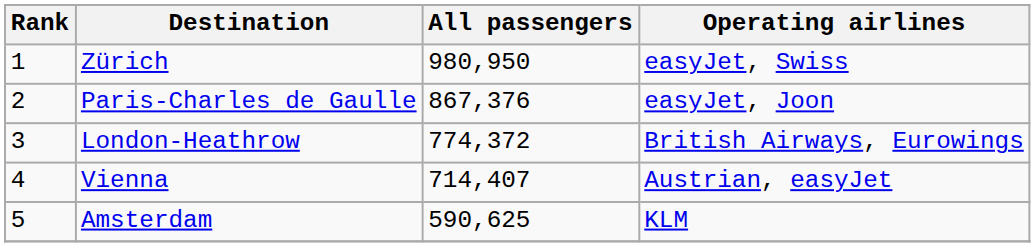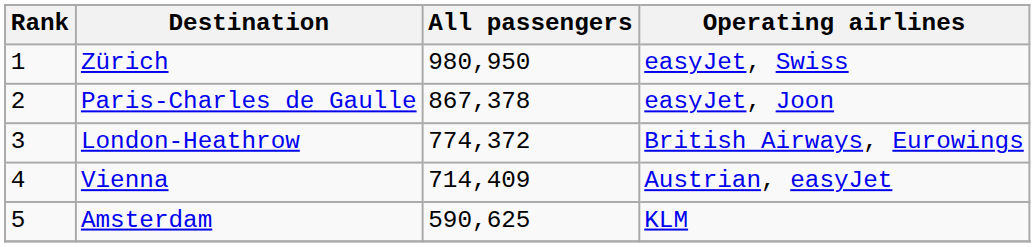(479, 104) 867,376 -> (479, 104) 867,378
(479, 182) 714,407 -> (479, 182) 714,409
